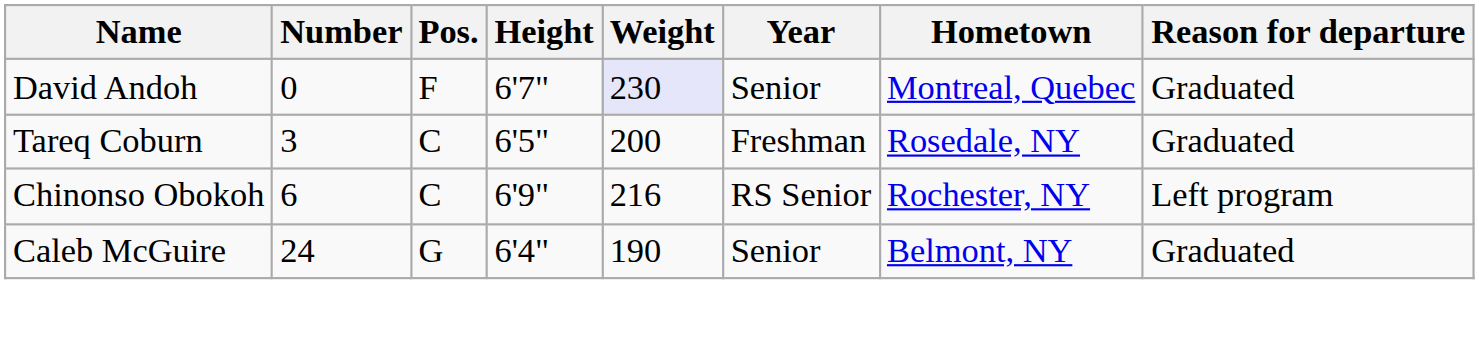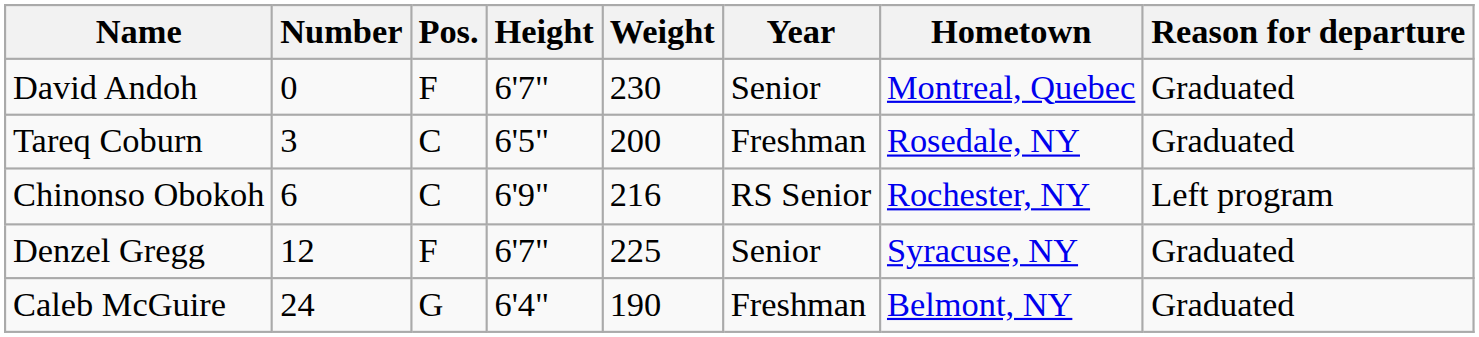(635, 86) lavender background -> (635, 86) no background
+ row: (109, 250)
(776, 250) Senior -> (798, 304) Freshman
